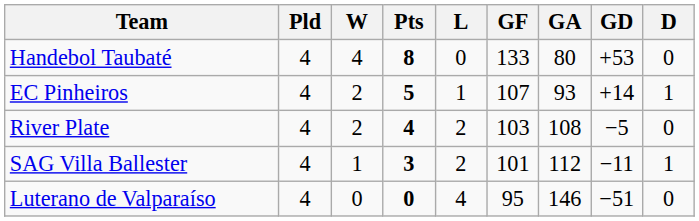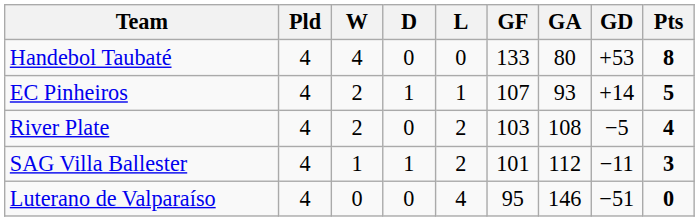columns swapped: (669, 22) <-> (409, 22)
